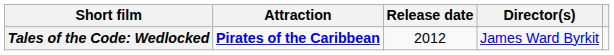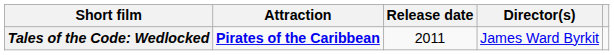(430, 38) 2012 -> (430, 38) 2011
